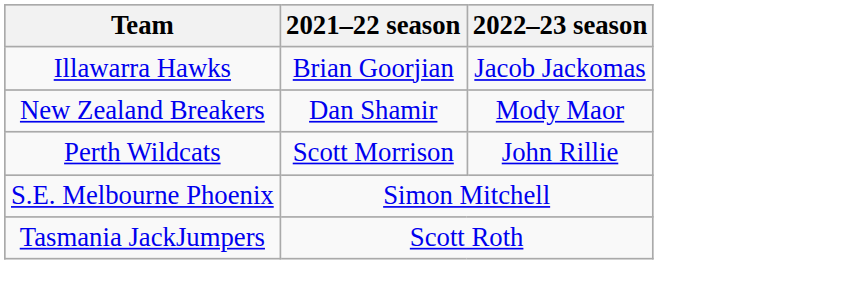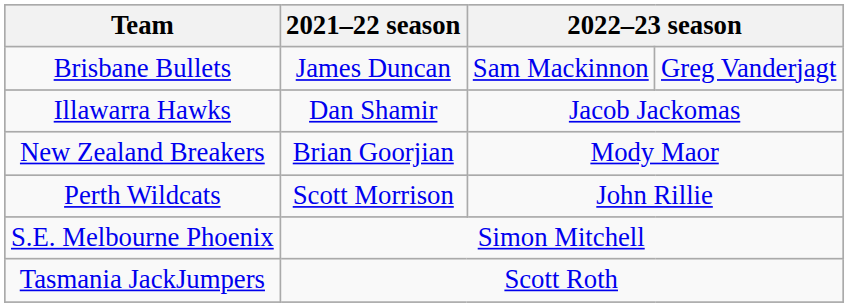+ row: (142, 68)
(373, 68) Brian Goorjian -> (373, 110) Dan Shamir
(373, 110) Dan Shamir -> (373, 152) Brian Goorjian
